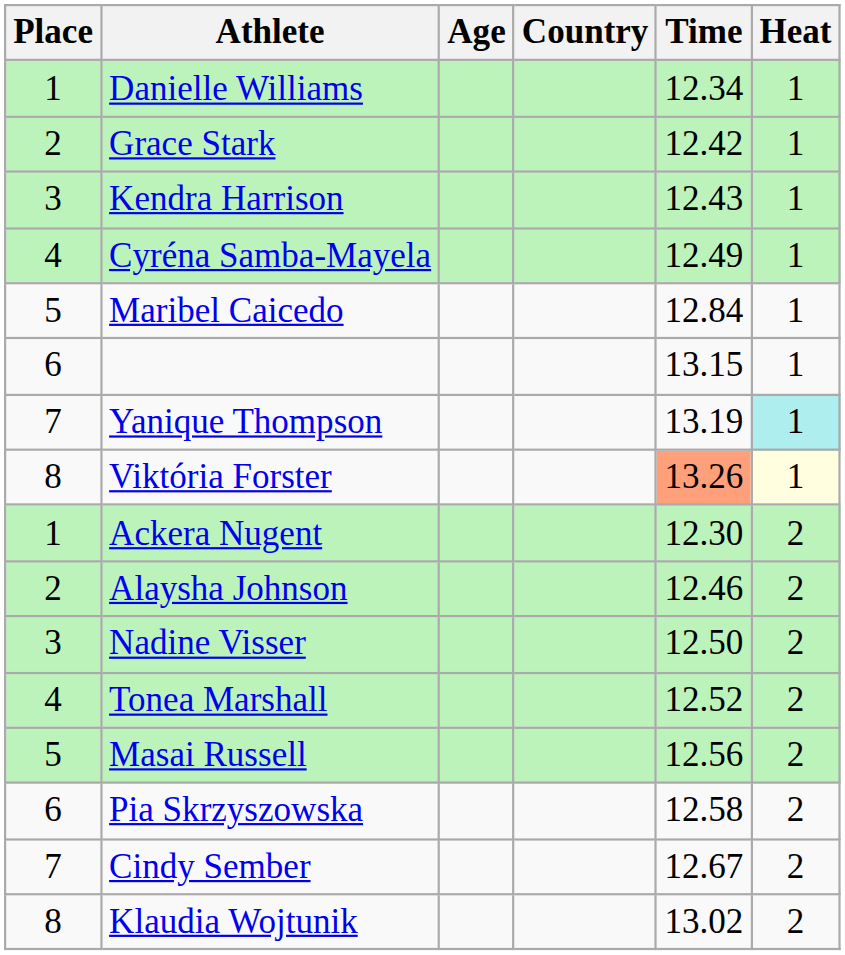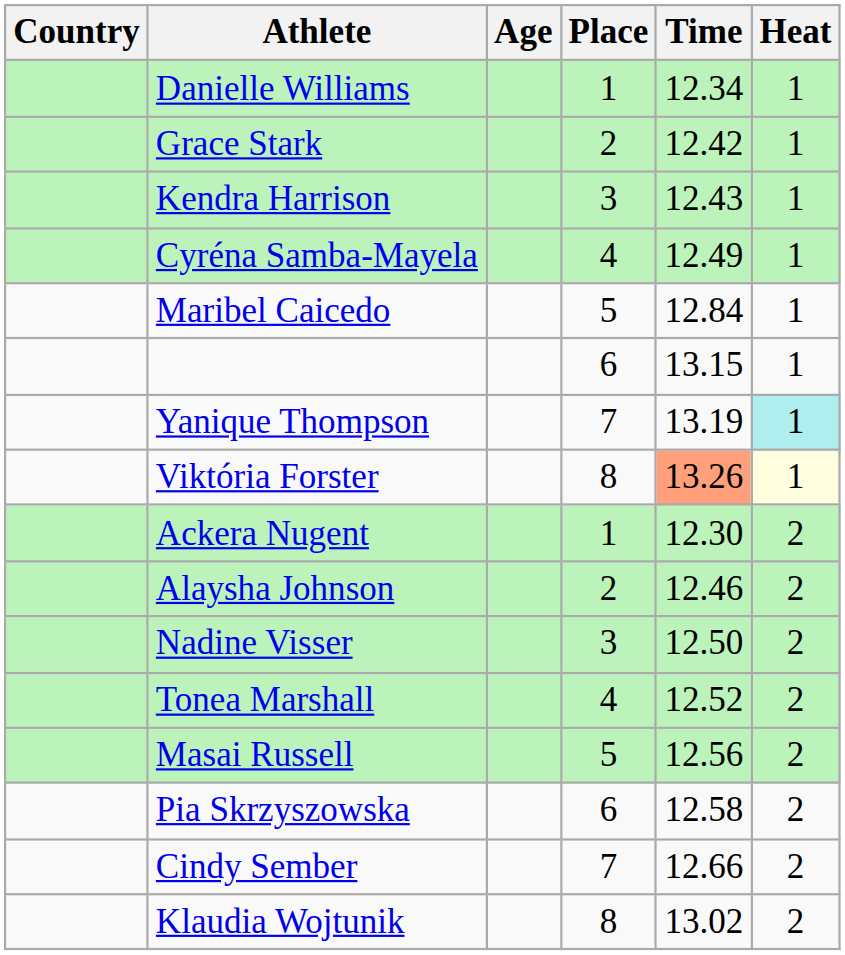columns swapped: (53, 32) <-> (585, 32)
(704, 865) 12.67 -> (704, 865) 12.66
